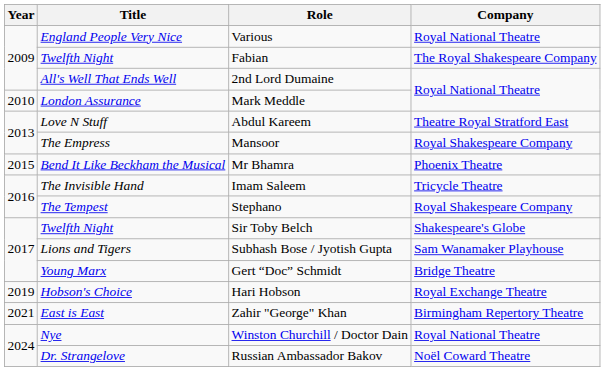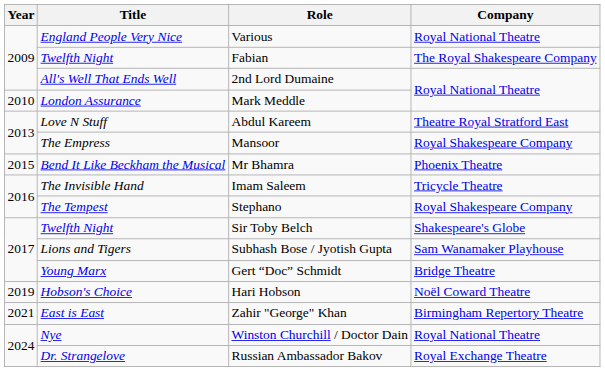(480, 292) Royal Exchange Theatre -> (472, 292) Noël Coward Theatre
(472, 356) Noël Coward Theatre -> (480, 356) Royal Exchange Theatre
